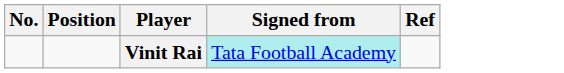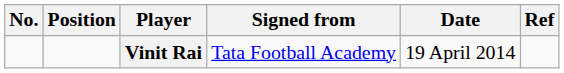+ column: (460, 20)
(304, 51) paleturquoise background -> (304, 51) no background
